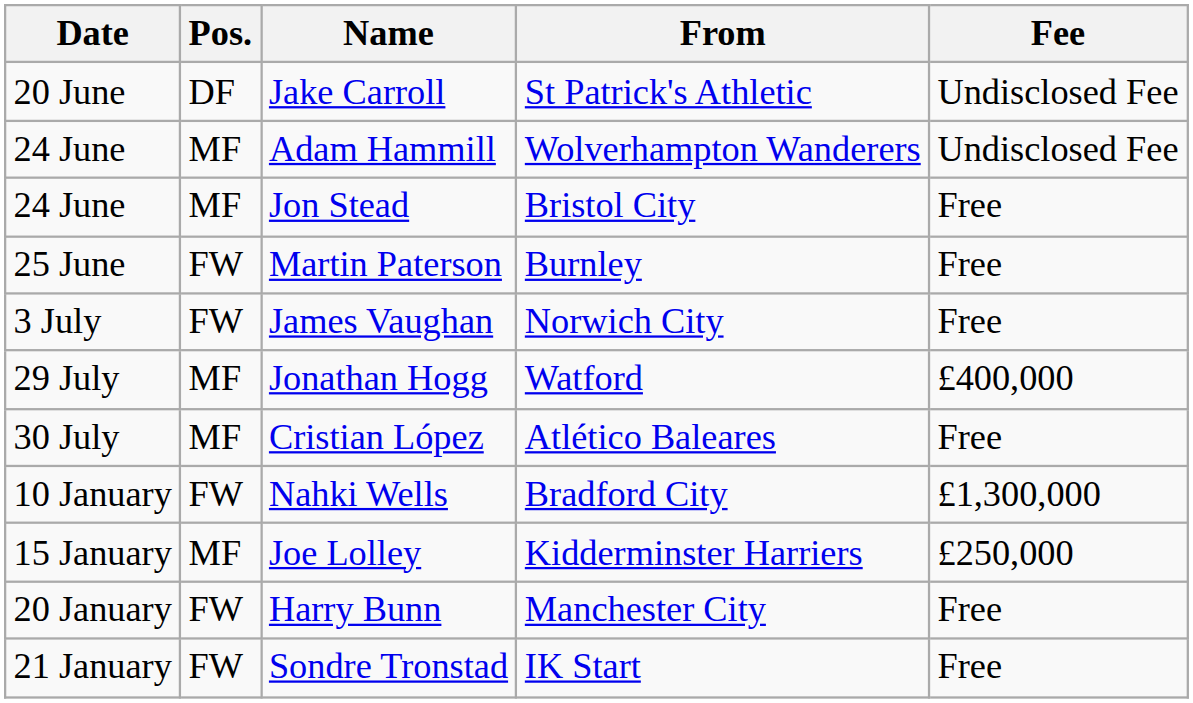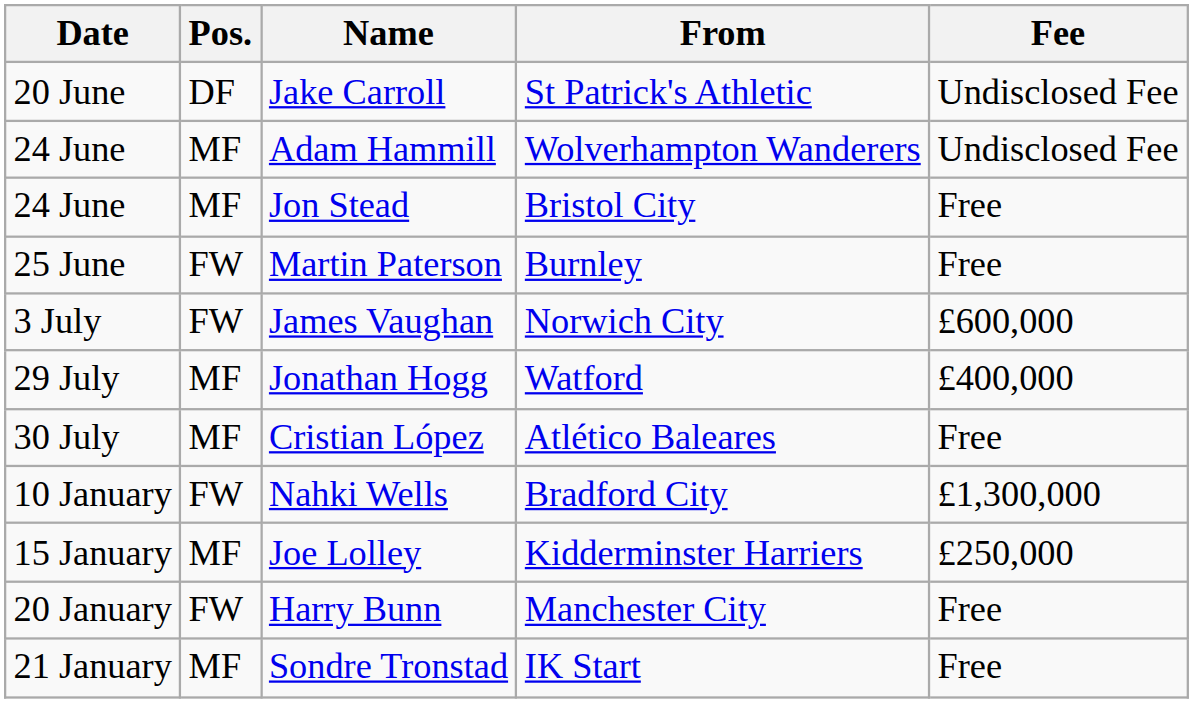(970, 321) Free -> (1006, 321) £600,000
(216, 666) FW -> (215, 666) MF
